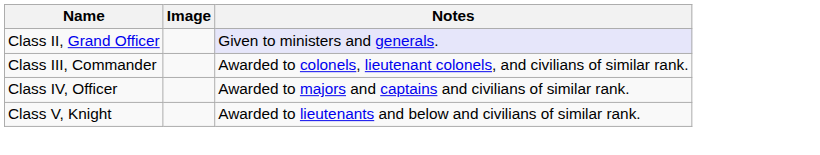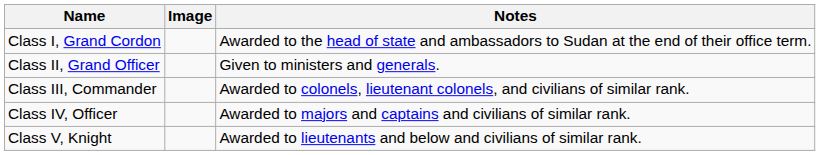+ row: (84, 41)
(328, 41) lavender background -> (330, 65) no background
